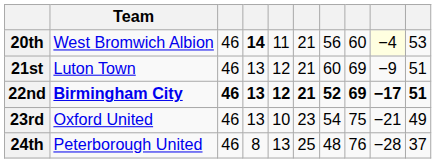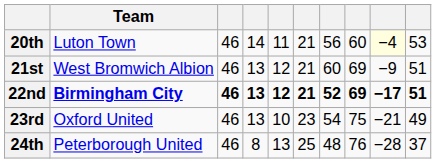(134, 42) West Bromwich Albion -> (95, 42) Luton Town
(256, 42) bold -> (256, 42) normal
(95, 68) Luton Town -> (134, 68) West Bromwich Albion
